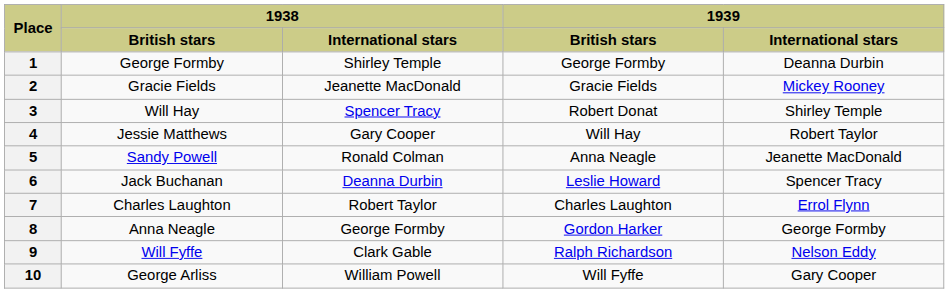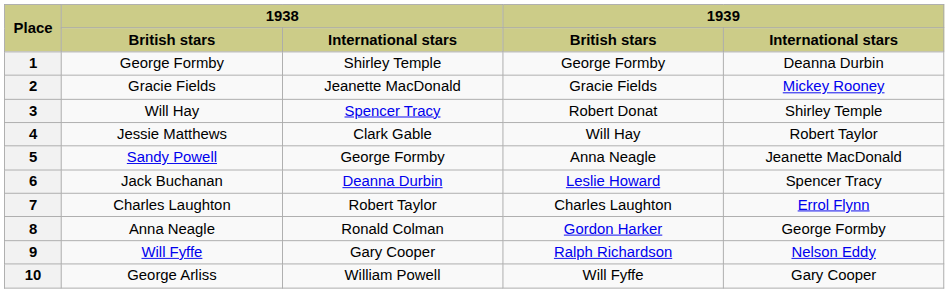(392, 134) Gary Cooper -> (393, 134) Clark Gable
(392, 157) Ronald Colman -> (393, 157) George Formby
(393, 228) George Formby -> (392, 228) Ronald Colman
(393, 252) Clark Gable -> (392, 252) Gary Cooper
